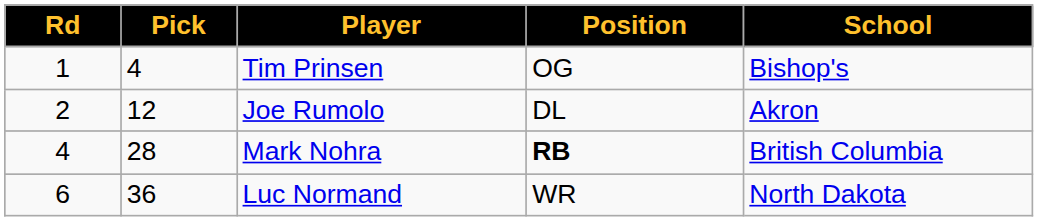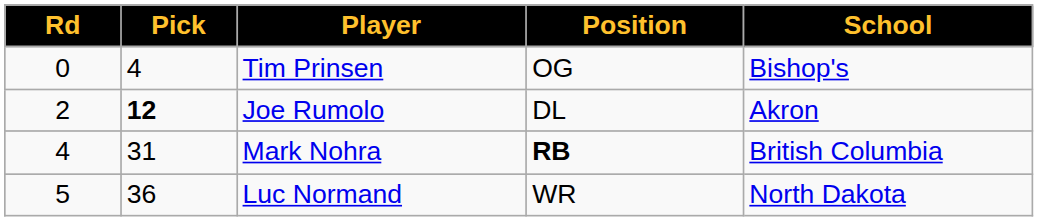(63, 67) 1 -> (63, 67) 0
(142, 109) normal -> (142, 109) bold
(142, 151) 28 -> (142, 151) 31
(63, 194) 6 -> (63, 194) 5
